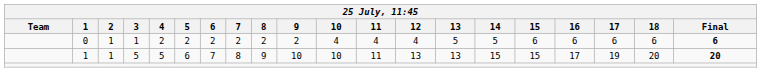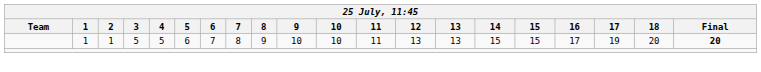- row: (85, 41)
